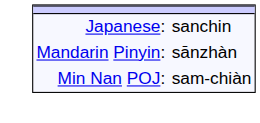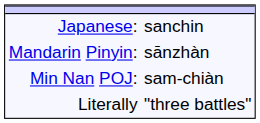+ row: (108, 104)
